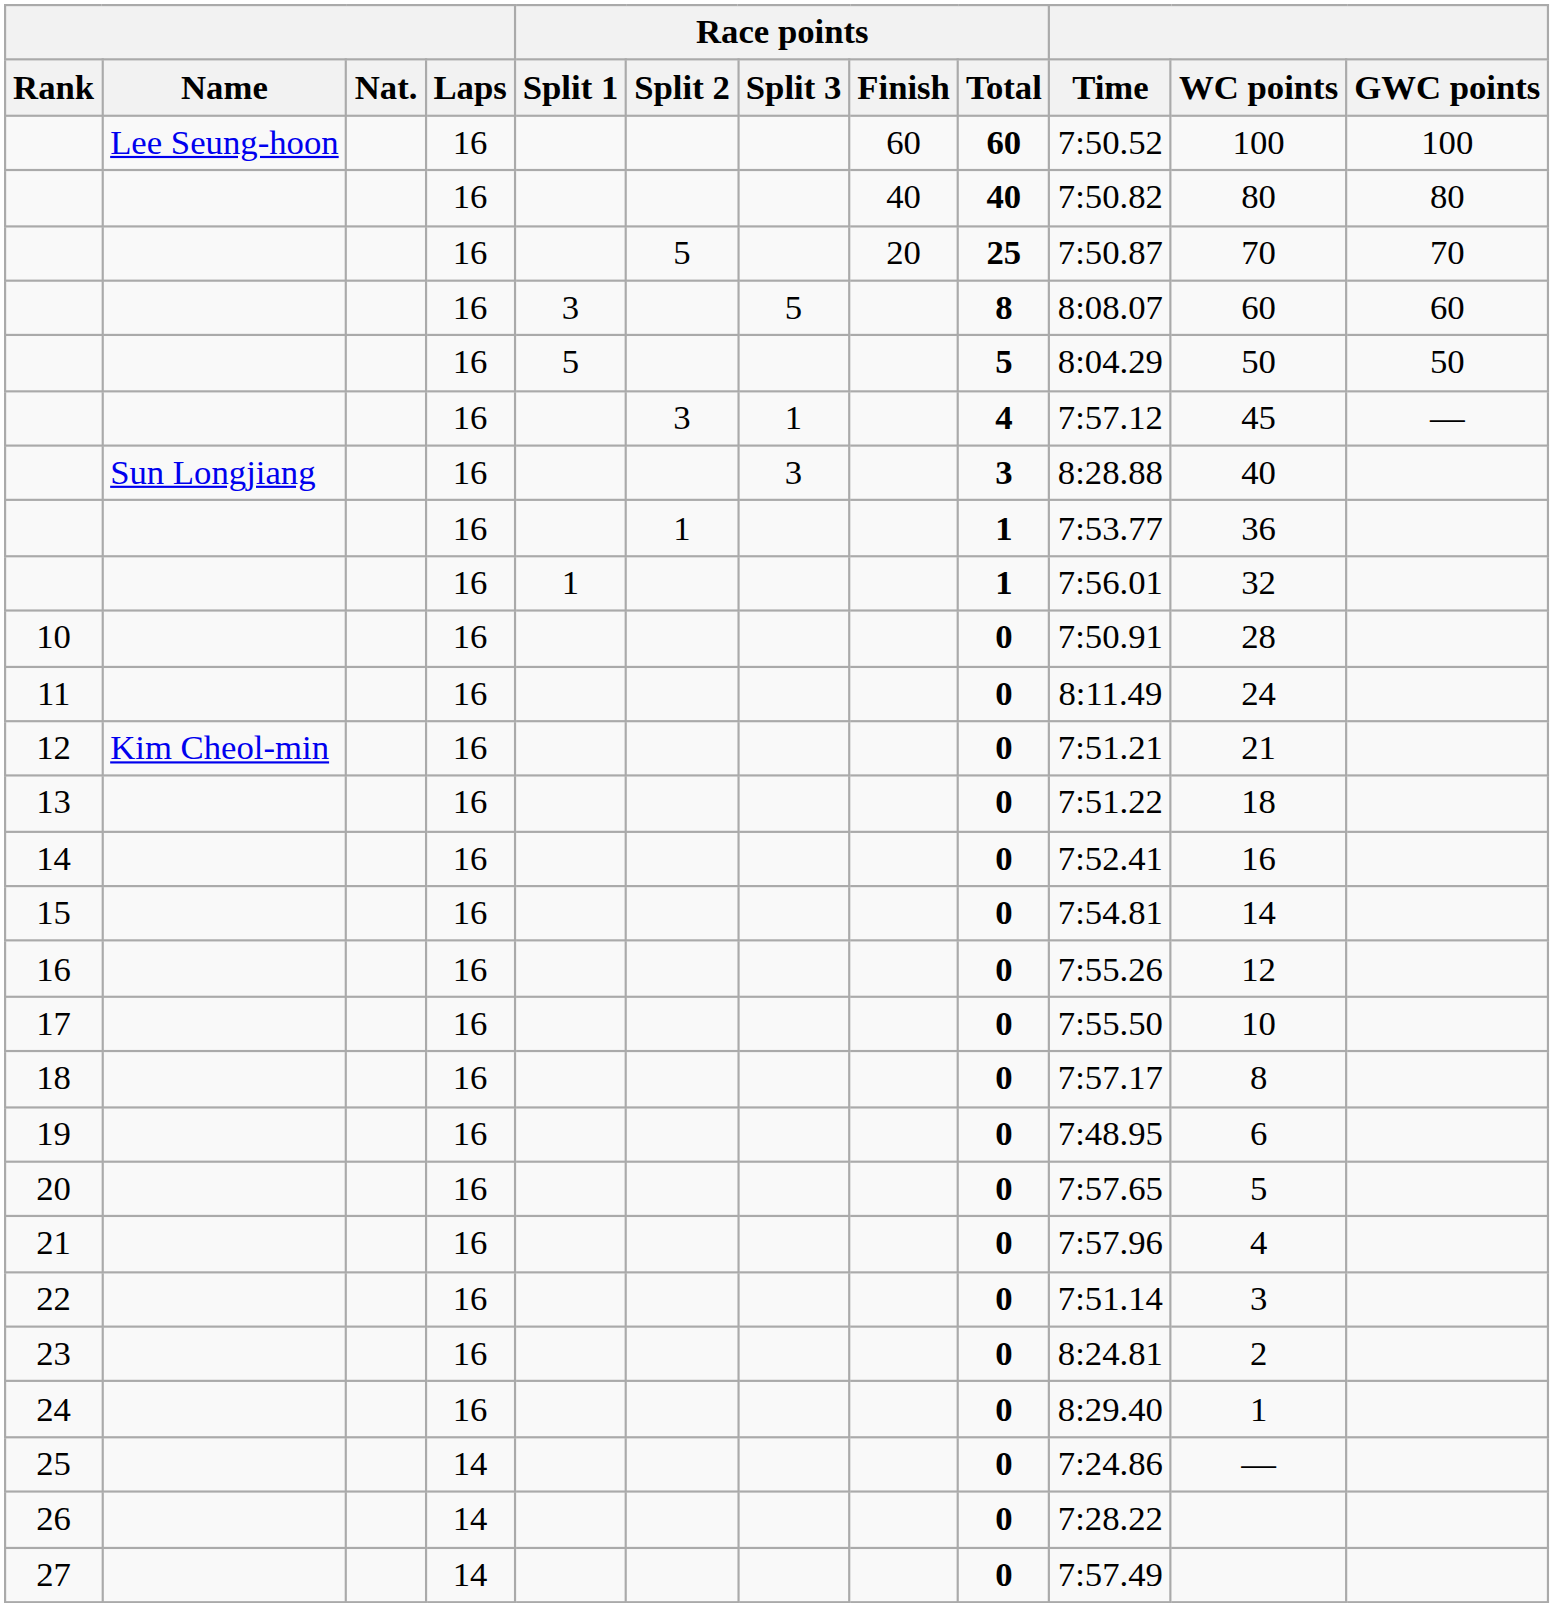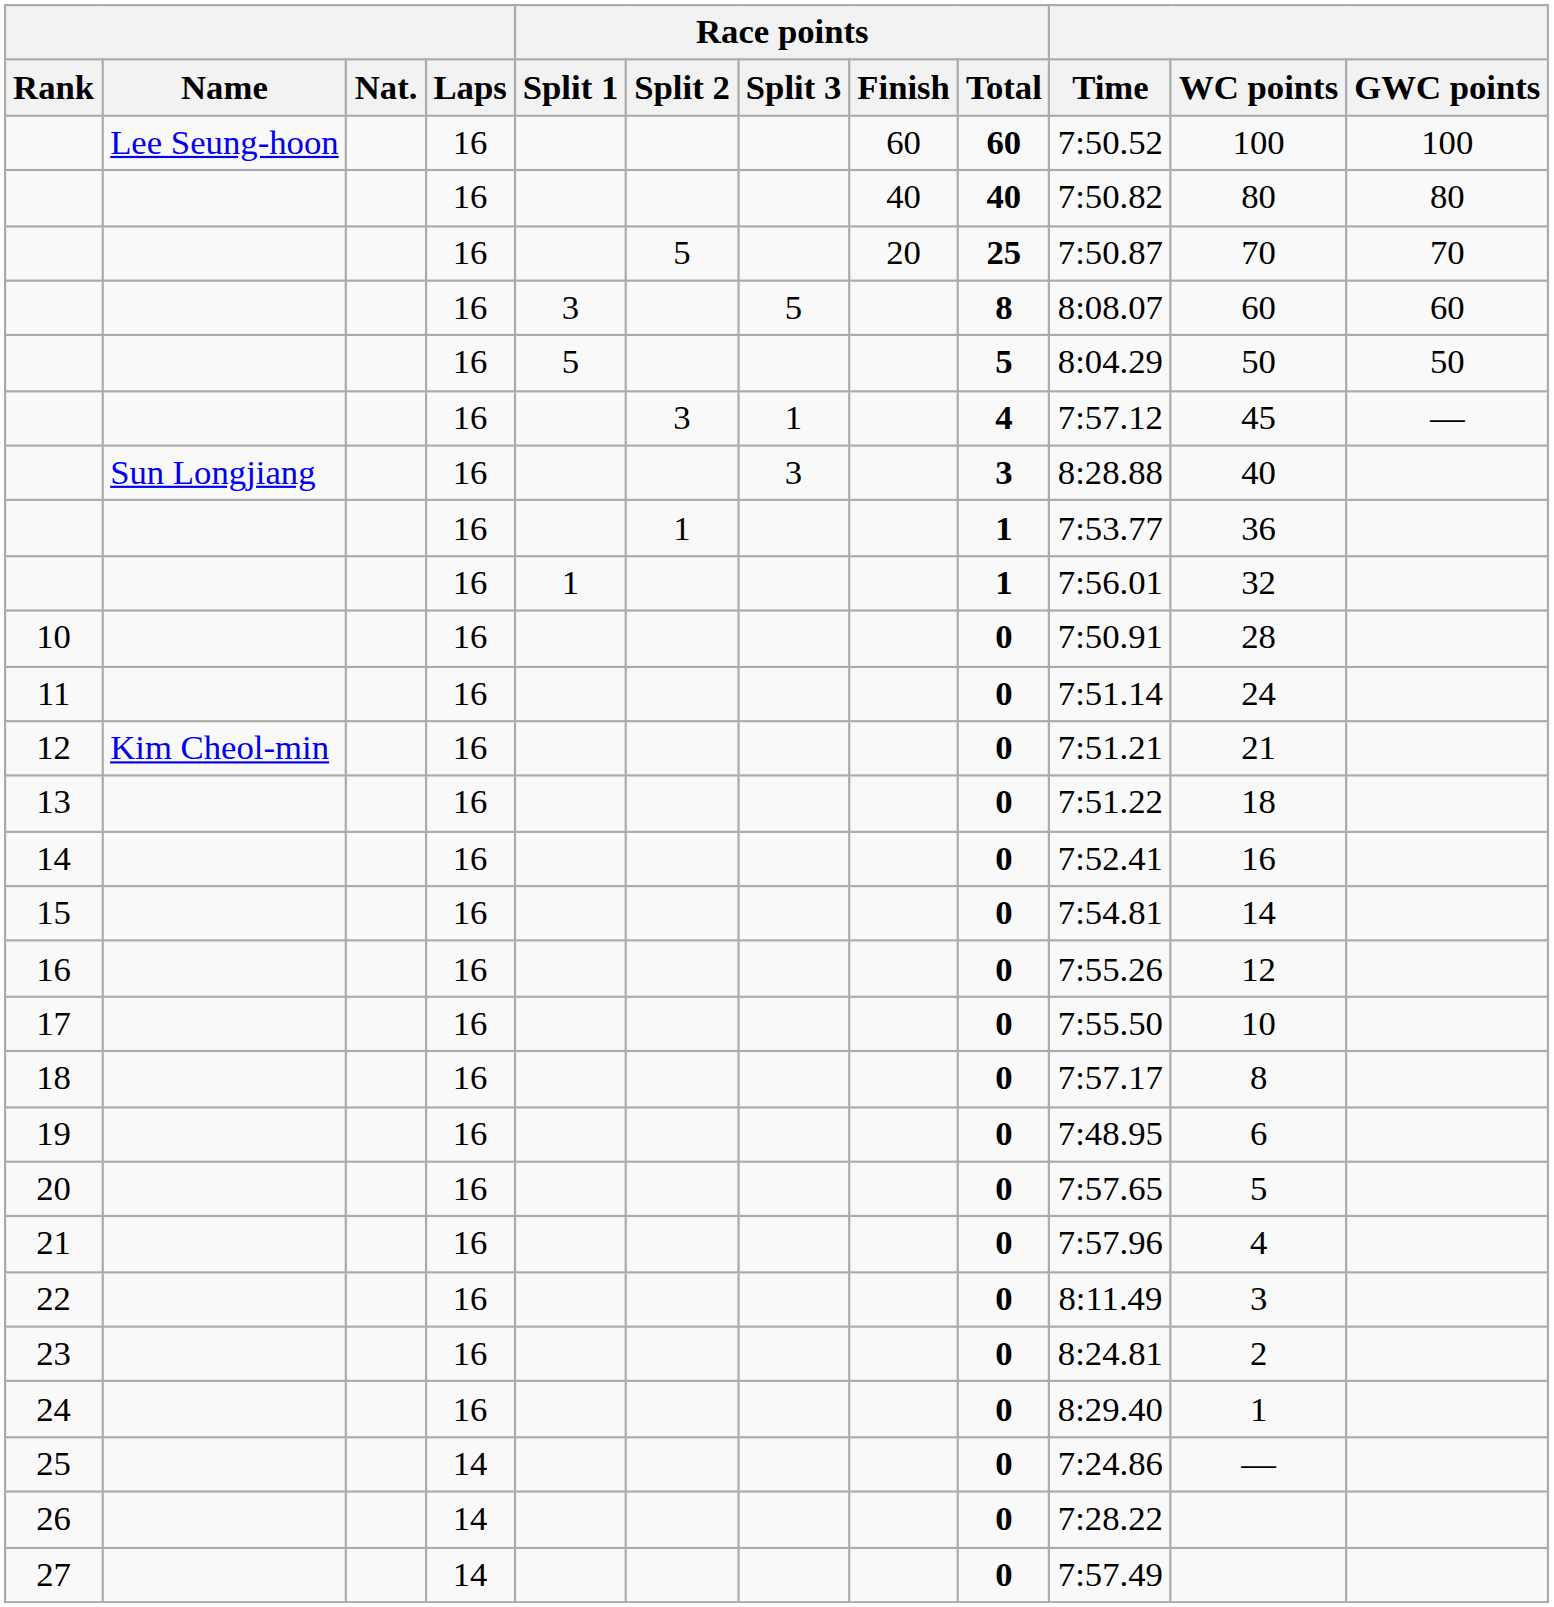(1110, 692) 8:11.49 -> (1110, 692) 7:51.14
(1110, 1298) 7:51.14 -> (1110, 1298) 8:11.49
